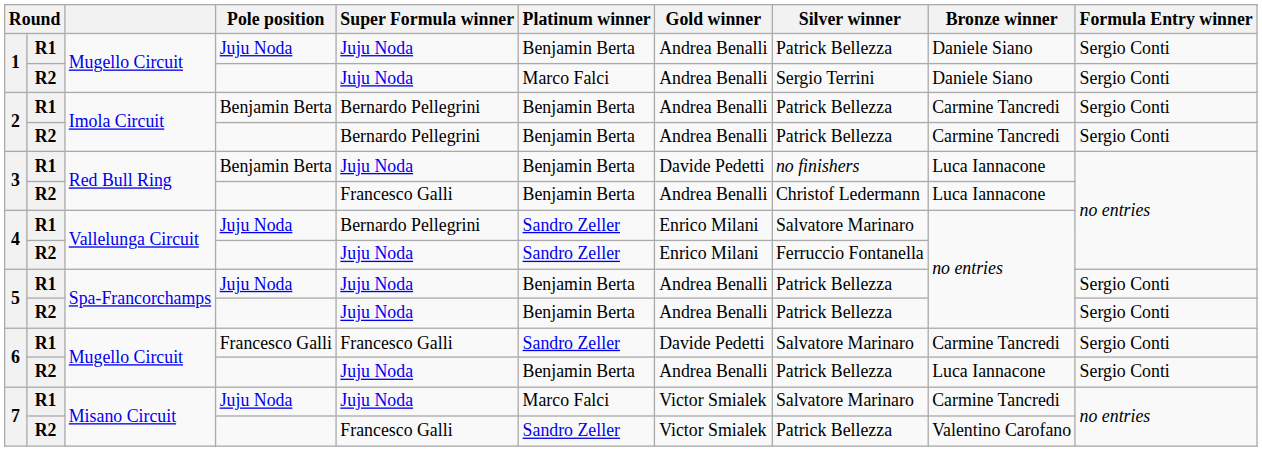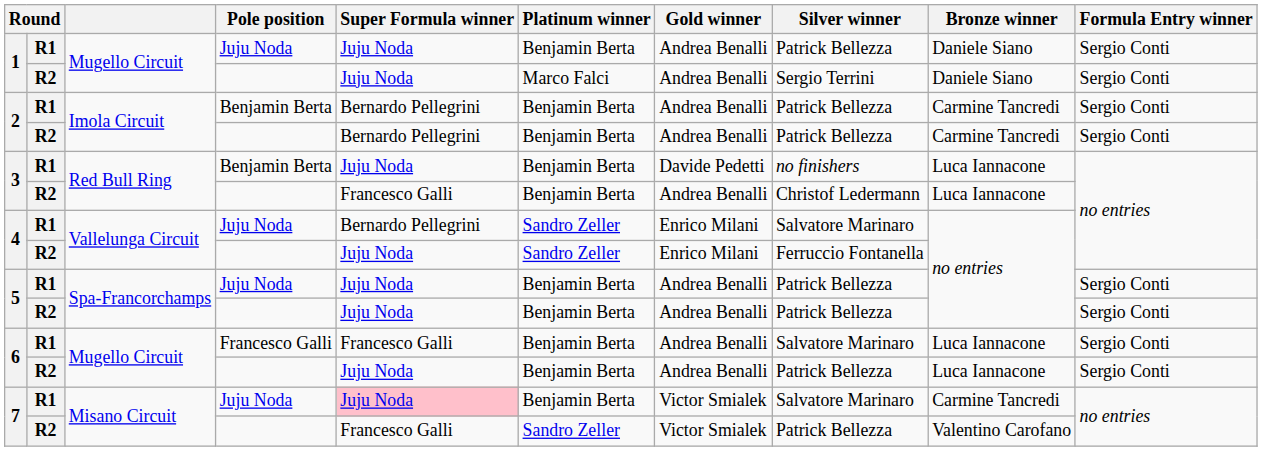(571, 342) Sandro Zeller -> (579, 342) Benjamin Berta
(712, 342) Davide Pedetti -> (713, 342) Andrea Benalli
(996, 342) Carmine Tancredi -> (989, 342) Luca Iannacone
(377, 400) no background -> (377, 400) pink background
(566, 400) Marco Falci -> (579, 400) Benjamin Berta
